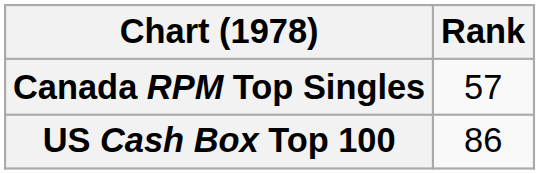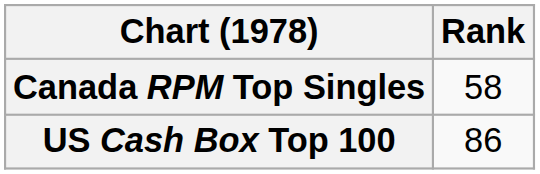(483, 86) 57 -> (483, 86) 58
